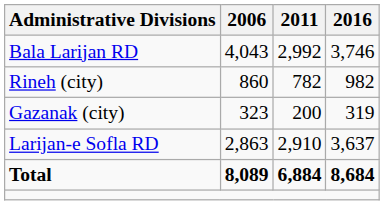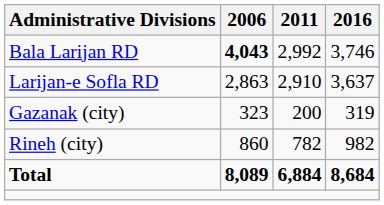(247, 50) normal -> (247, 50) bold
rows swapped: (84, 143) <-> (56, 81)
